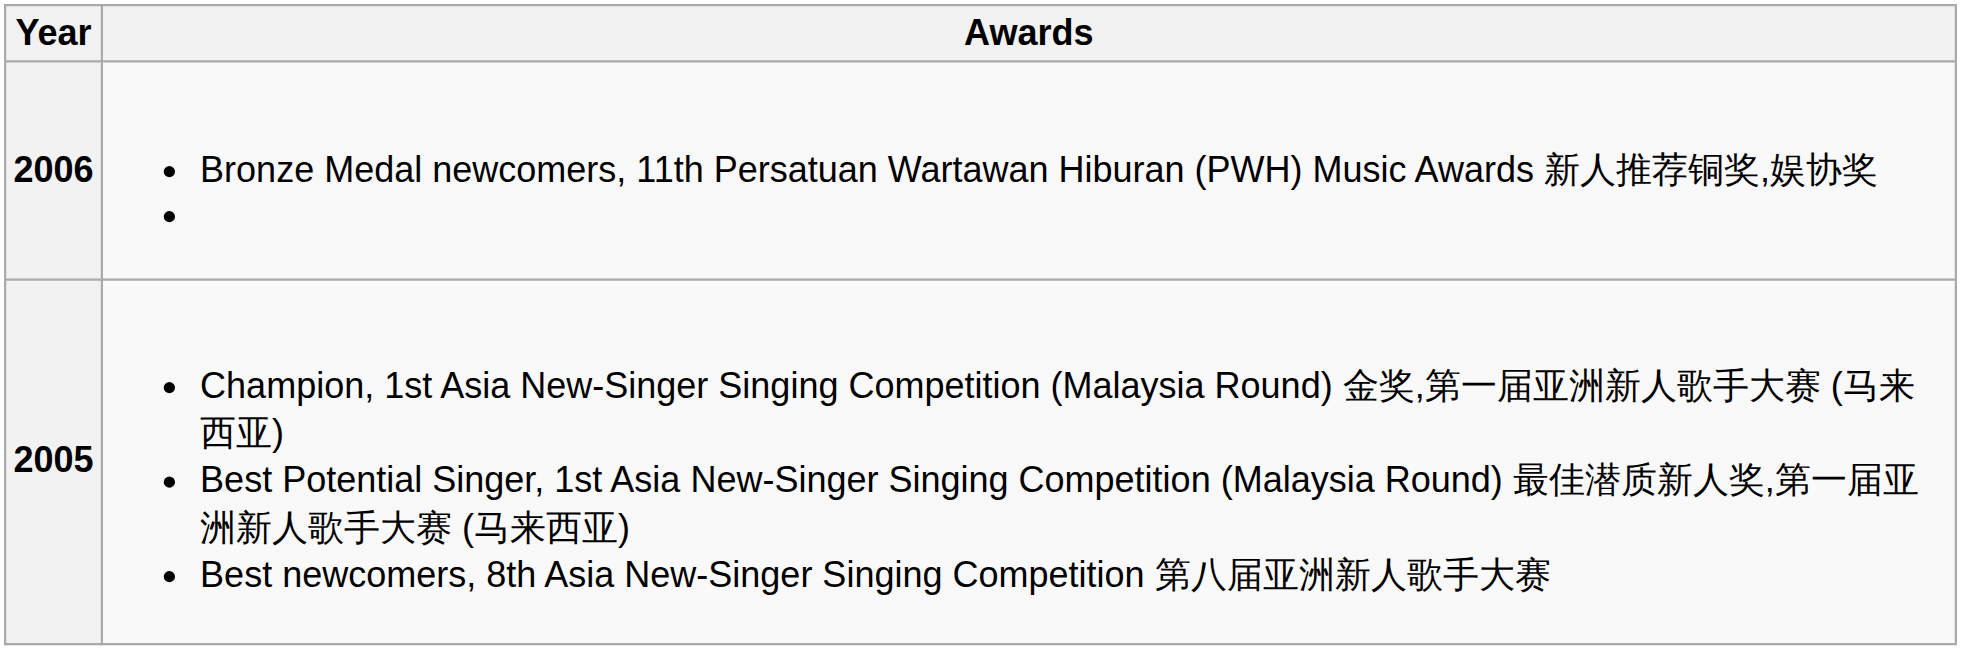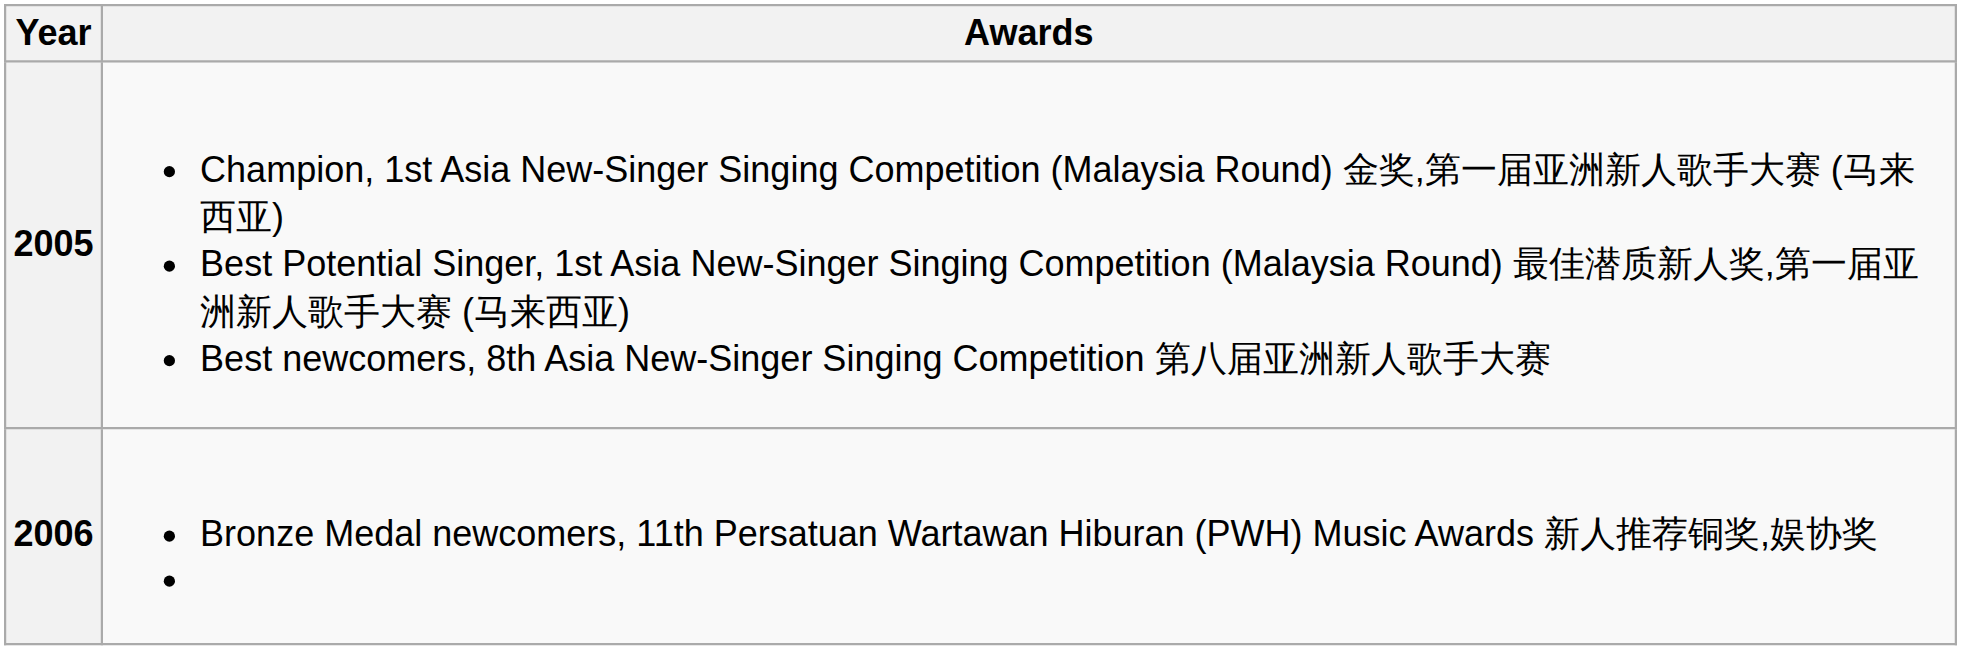rows swapped: (53, 461) <-> (53, 170)
